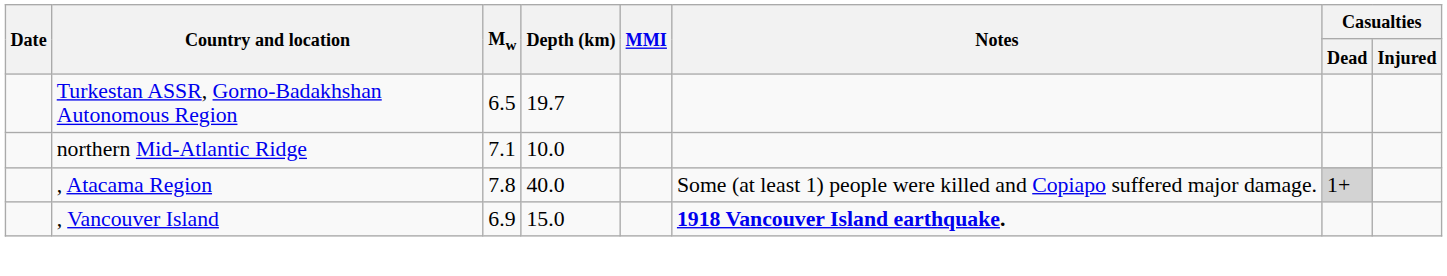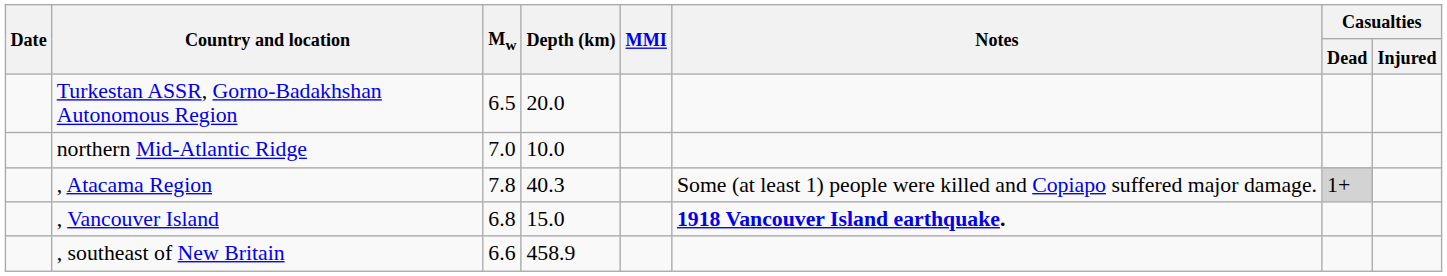(545, 103) 19.7 -> (545, 103) 20.0
(502, 149) 7.1 -> (502, 149) 7.0
(545, 184) 40.0 -> (545, 184) 40.3
(502, 218) 6.9 -> (502, 218) 6.8
+ row: (171, 253)
